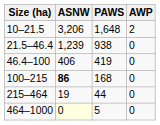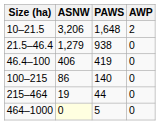(71, 45) 1,239 -> (71, 45) 1,279
(64, 78) bold -> (64, 78) normal
(103, 78) 168 -> (103, 78) 140
